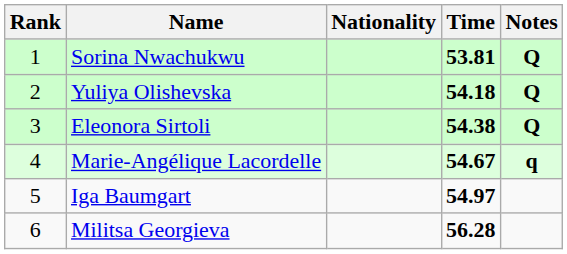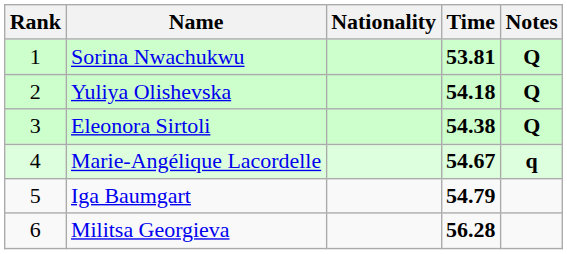(471, 195) 54.97 -> (471, 195) 54.79
